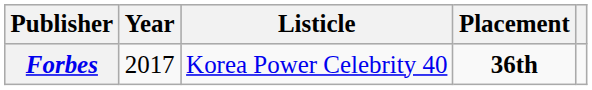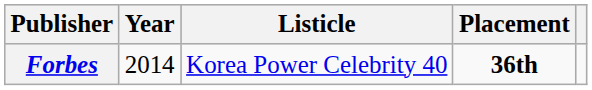(150, 63) 2017 -> (150, 63) 2014
